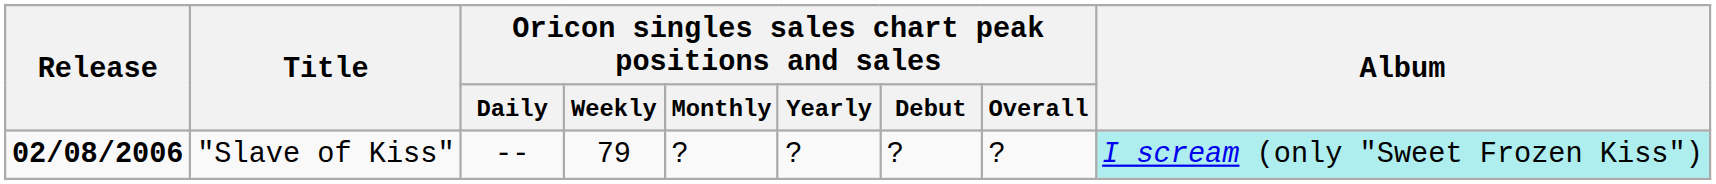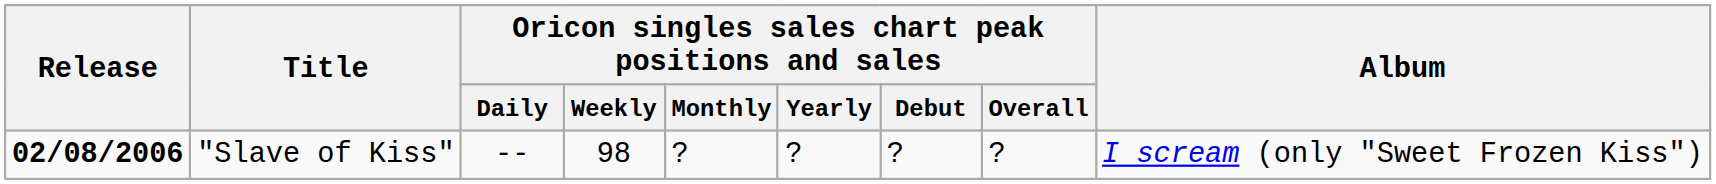(614, 155) 79 -> (614, 155) 98
(1402, 155) paleturquoise background -> (1402, 155) no background
